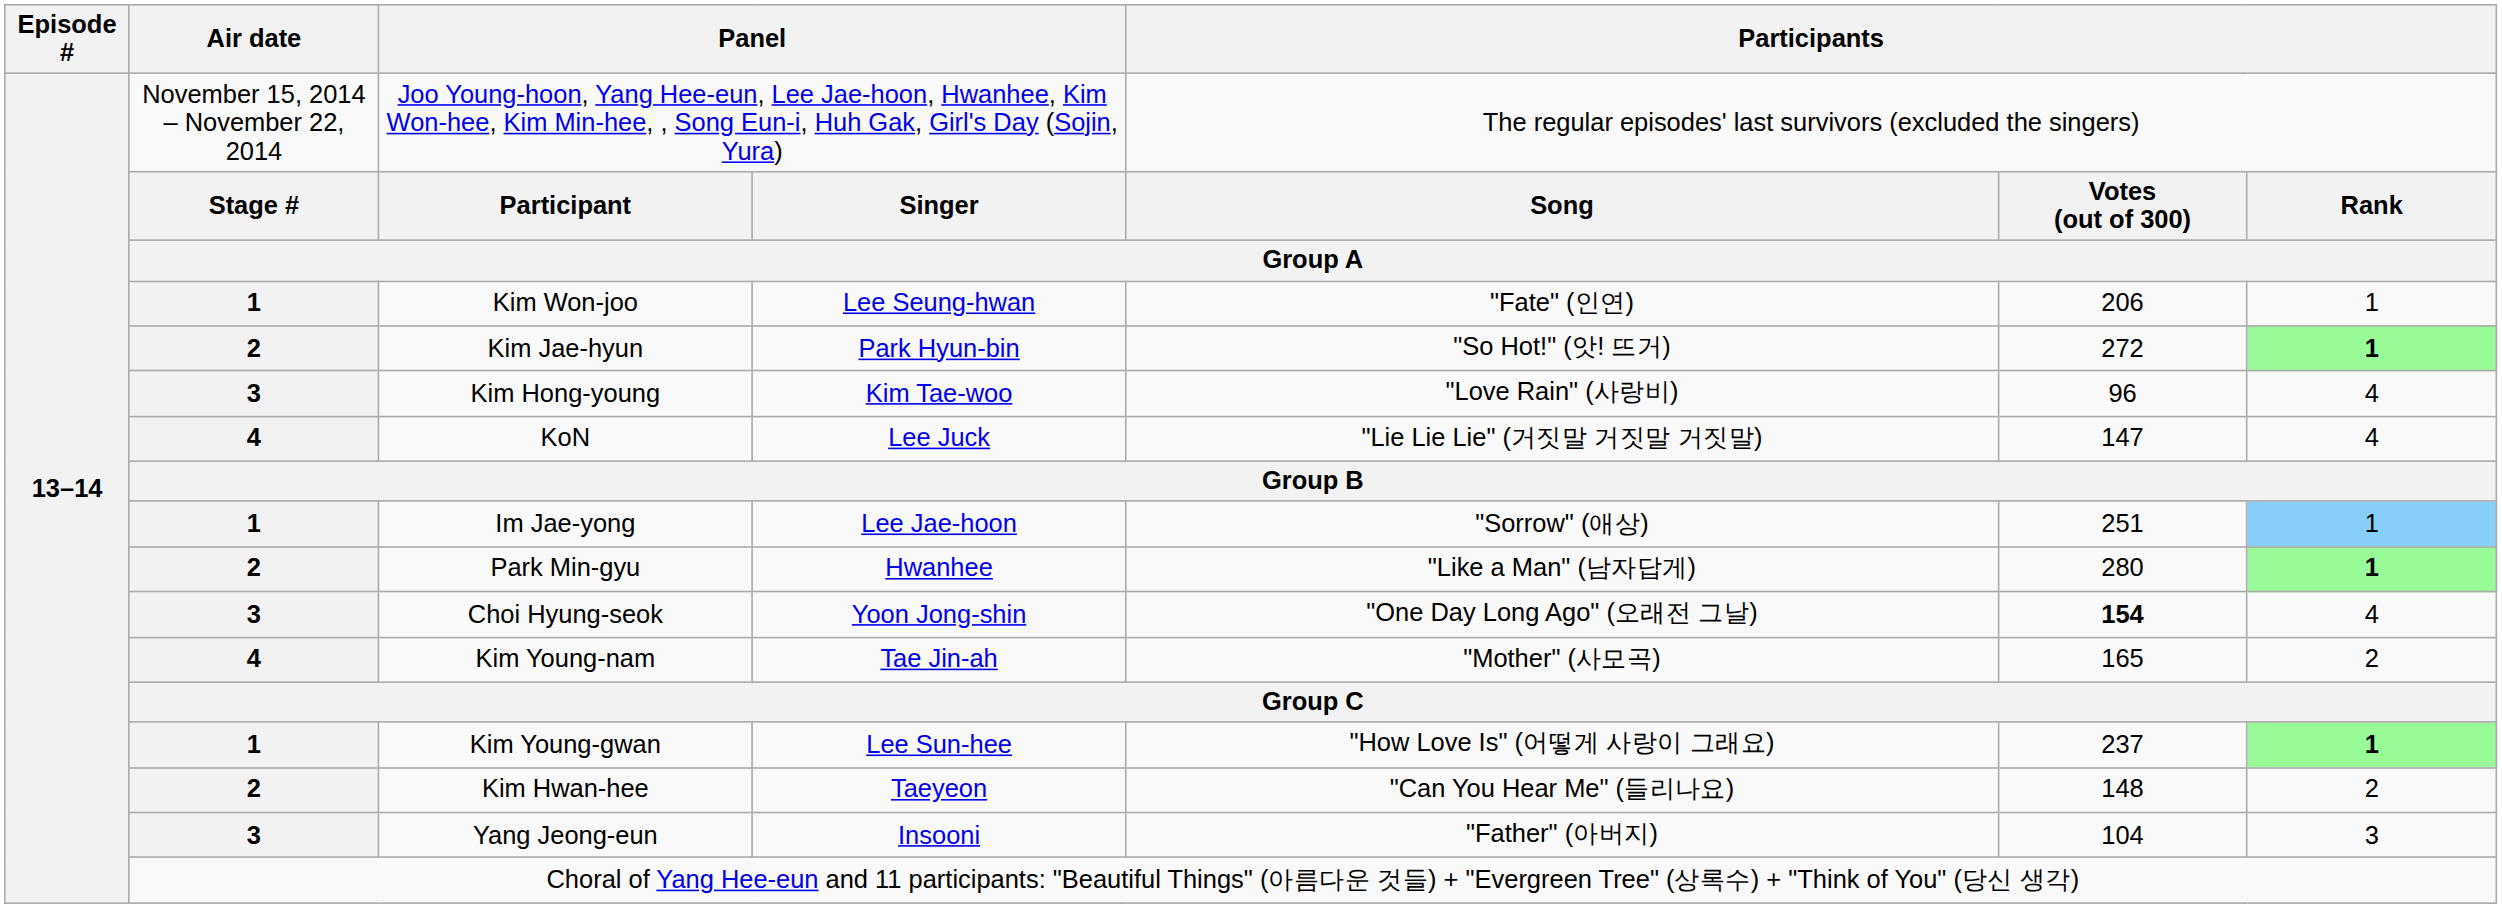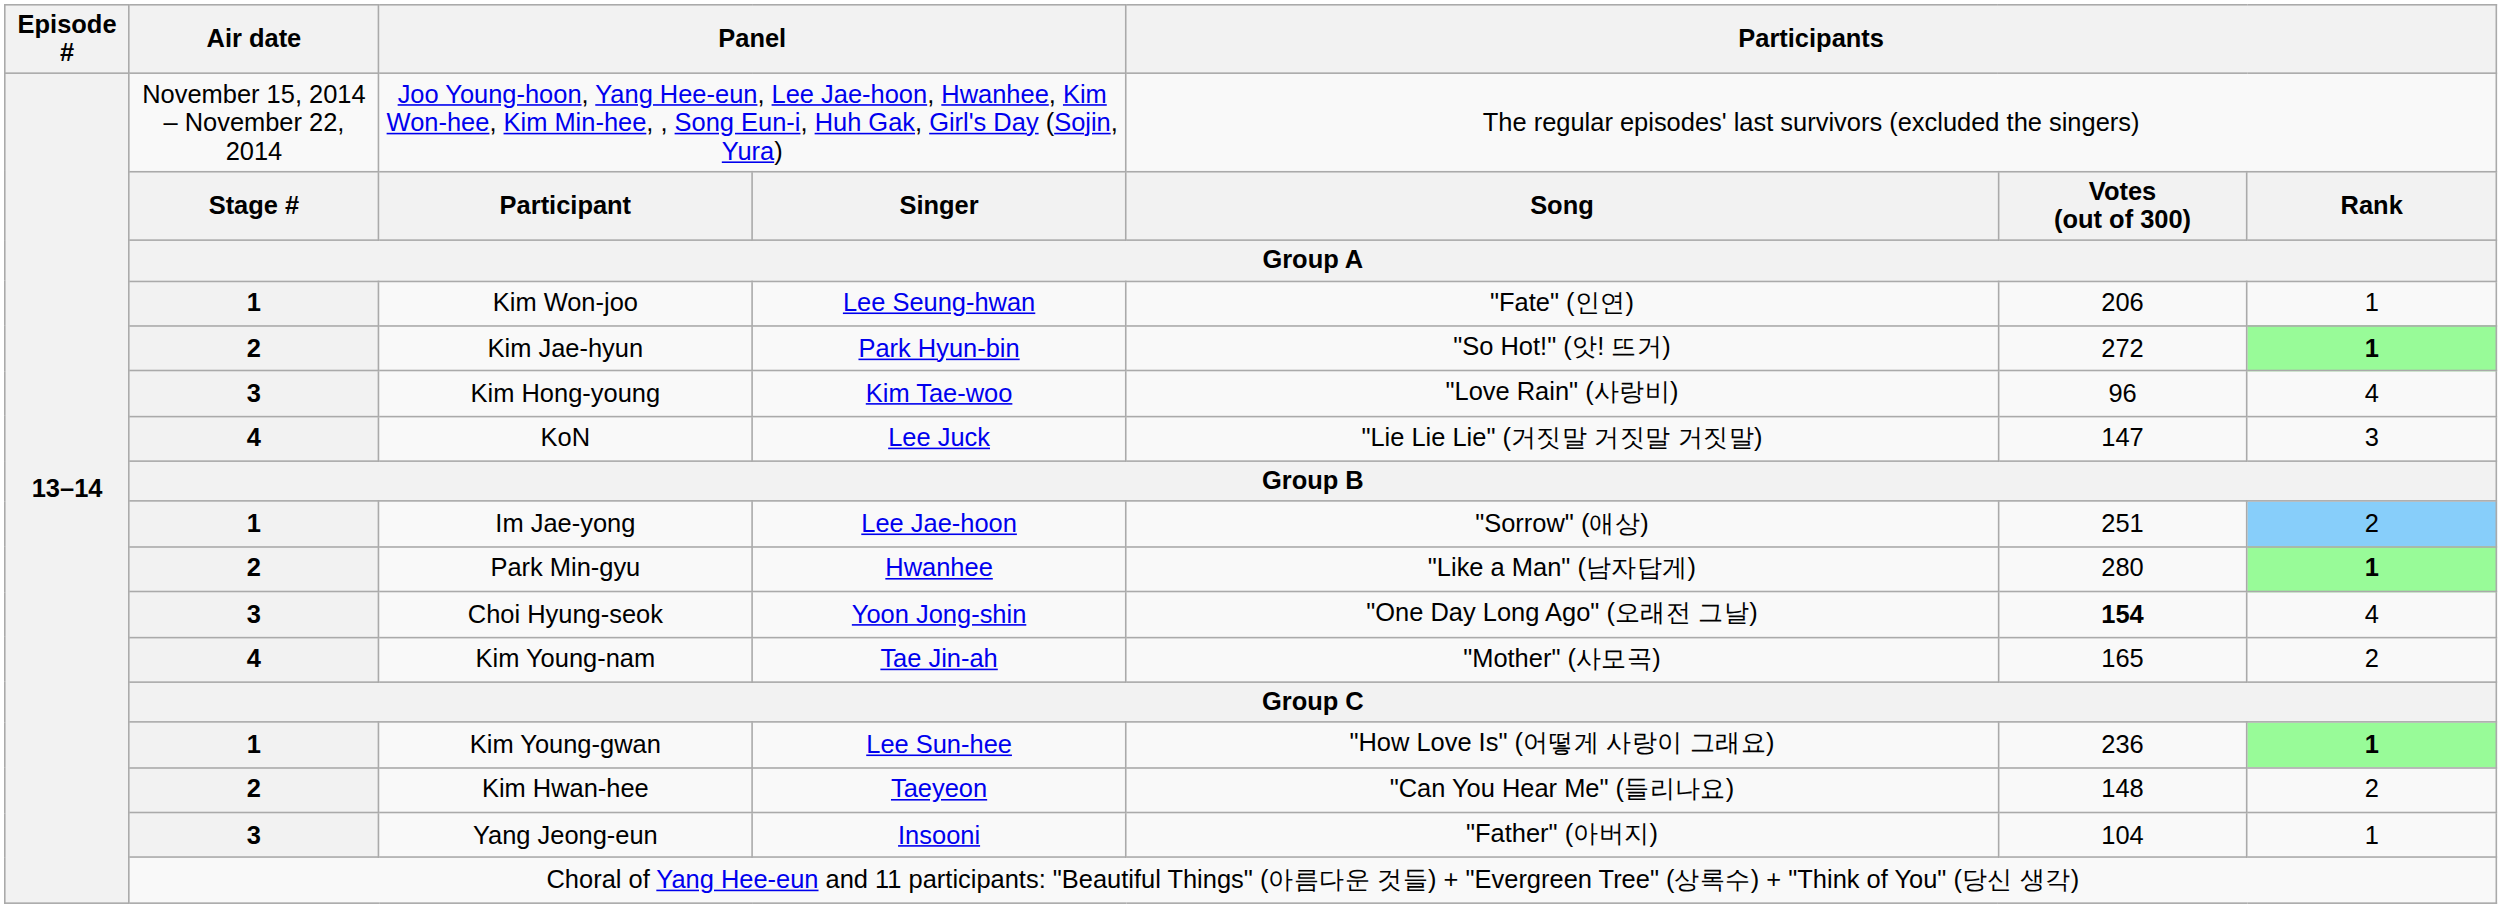(2372, 438) 4 -> (2372, 438) 3
(2372, 523) 1 -> (2372, 523) 2
(2123, 744) 237 -> (2123, 744) 236
(2372, 834) 3 -> (2372, 834) 1
